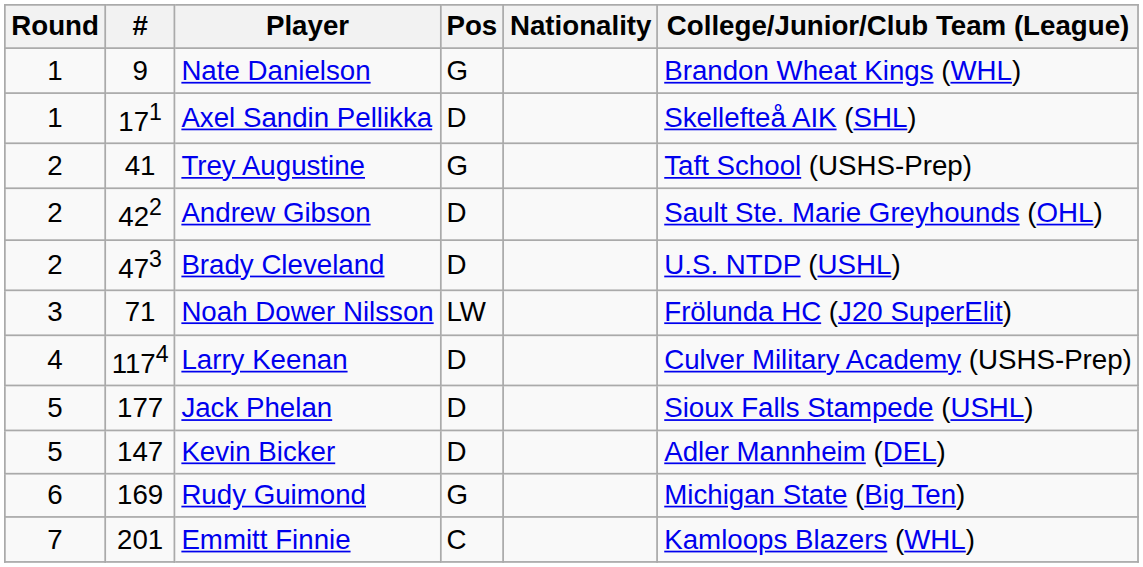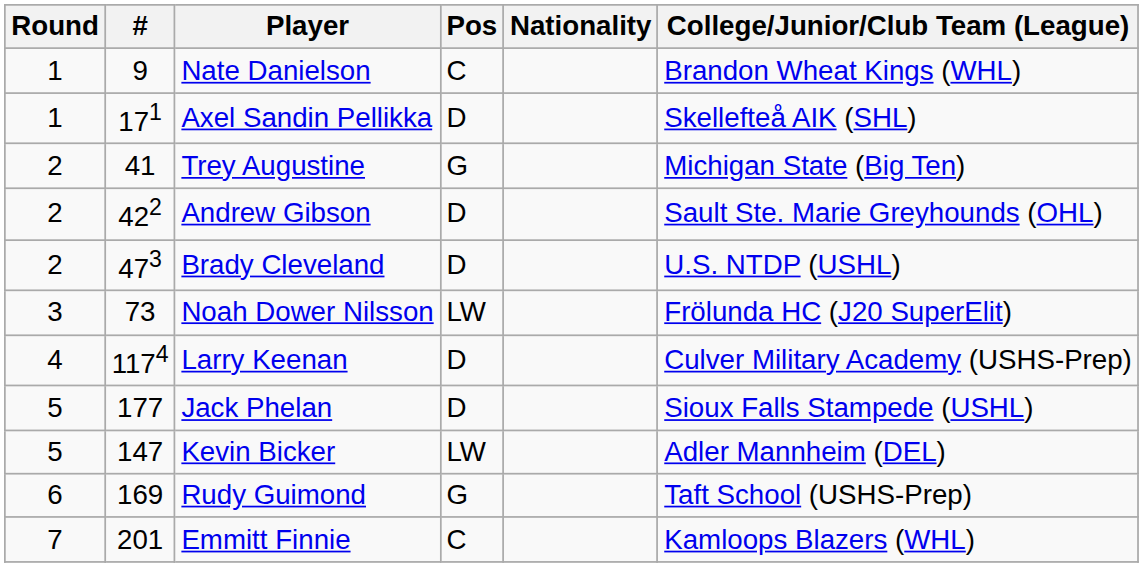(457, 70) G -> (456, 70) C
(818, 165) Taft School (USHS-Prep) -> (815, 165) Michigan State (Big Ten)
(140, 312) 71 -> (140, 312) 73
(456, 451) D -> (466, 451) LW
(815, 495) Michigan State (Big Ten) -> (818, 495) Taft School (USHS-Prep)
